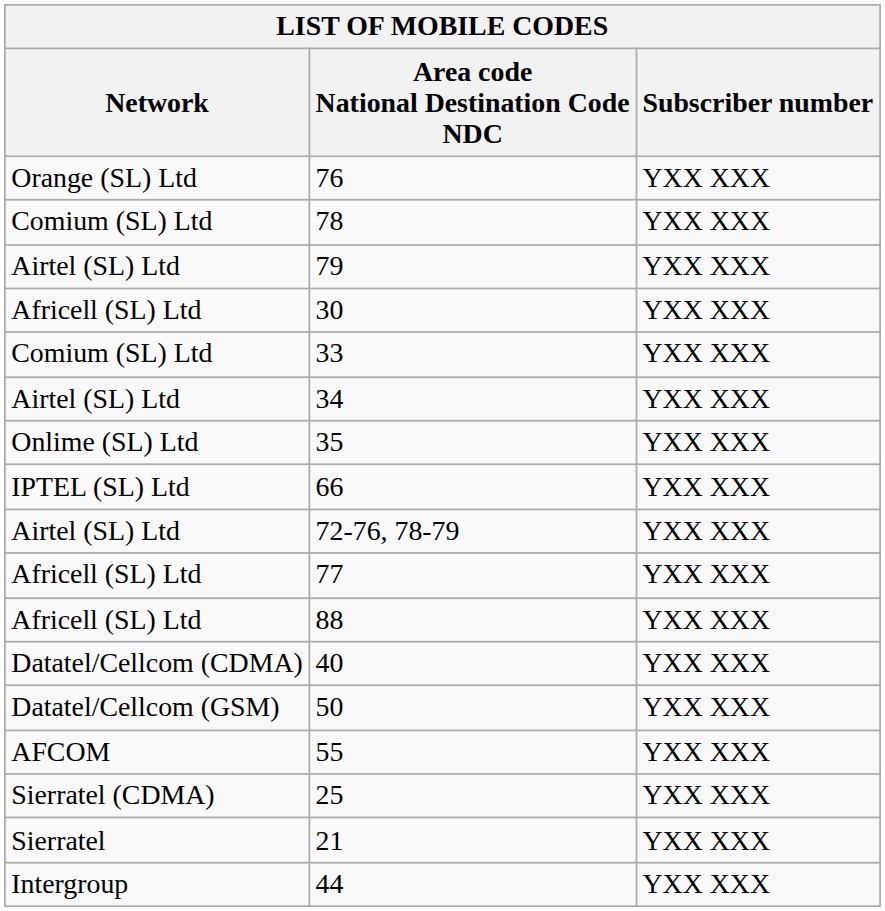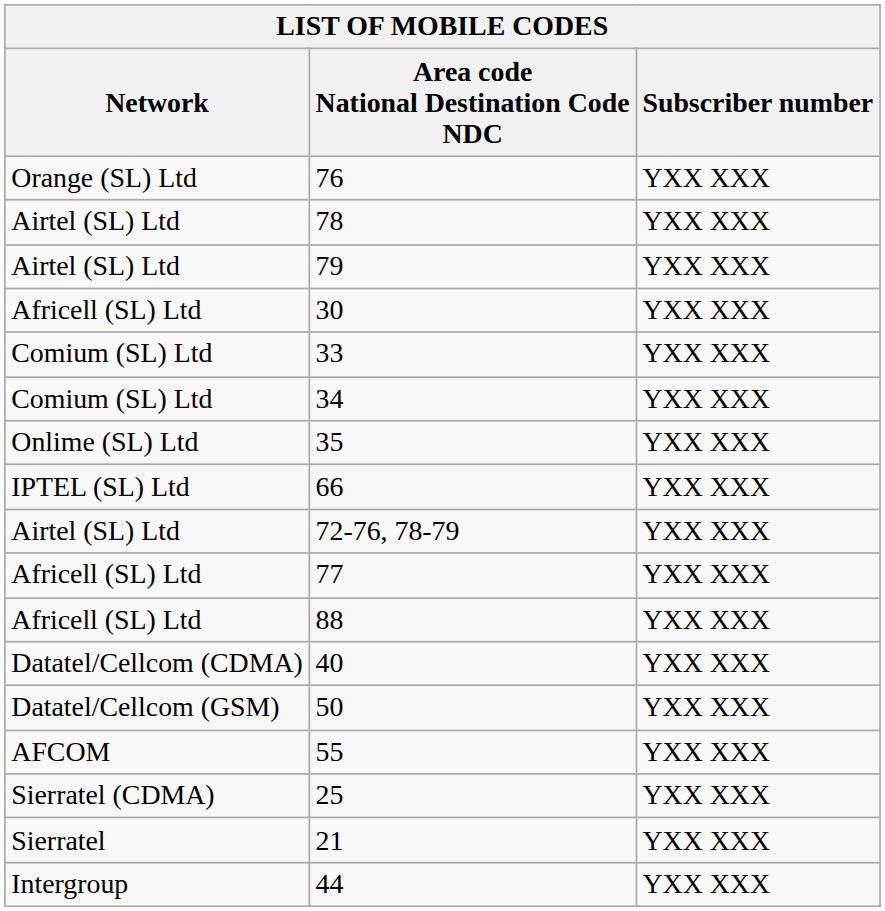(112, 221) Comium (SL) Ltd -> (96, 221) Airtel (SL) Ltd
(96, 398) Airtel (SL) Ltd -> (112, 398) Comium (SL) Ltd
